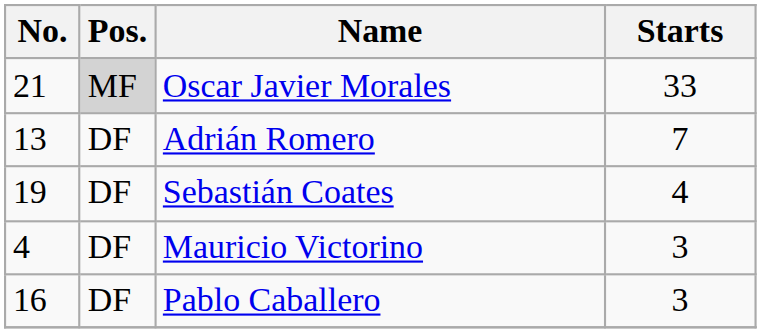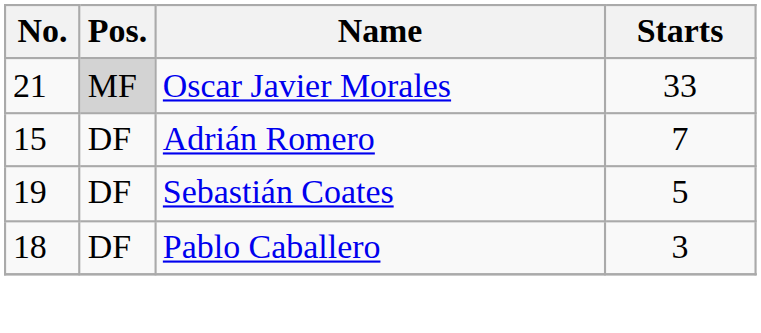(30, 138) 13 -> (30, 138) 15
(680, 192) 4 -> (680, 192) 5
- row: (293, 246)
(30, 300) 16 -> (30, 246) 18
